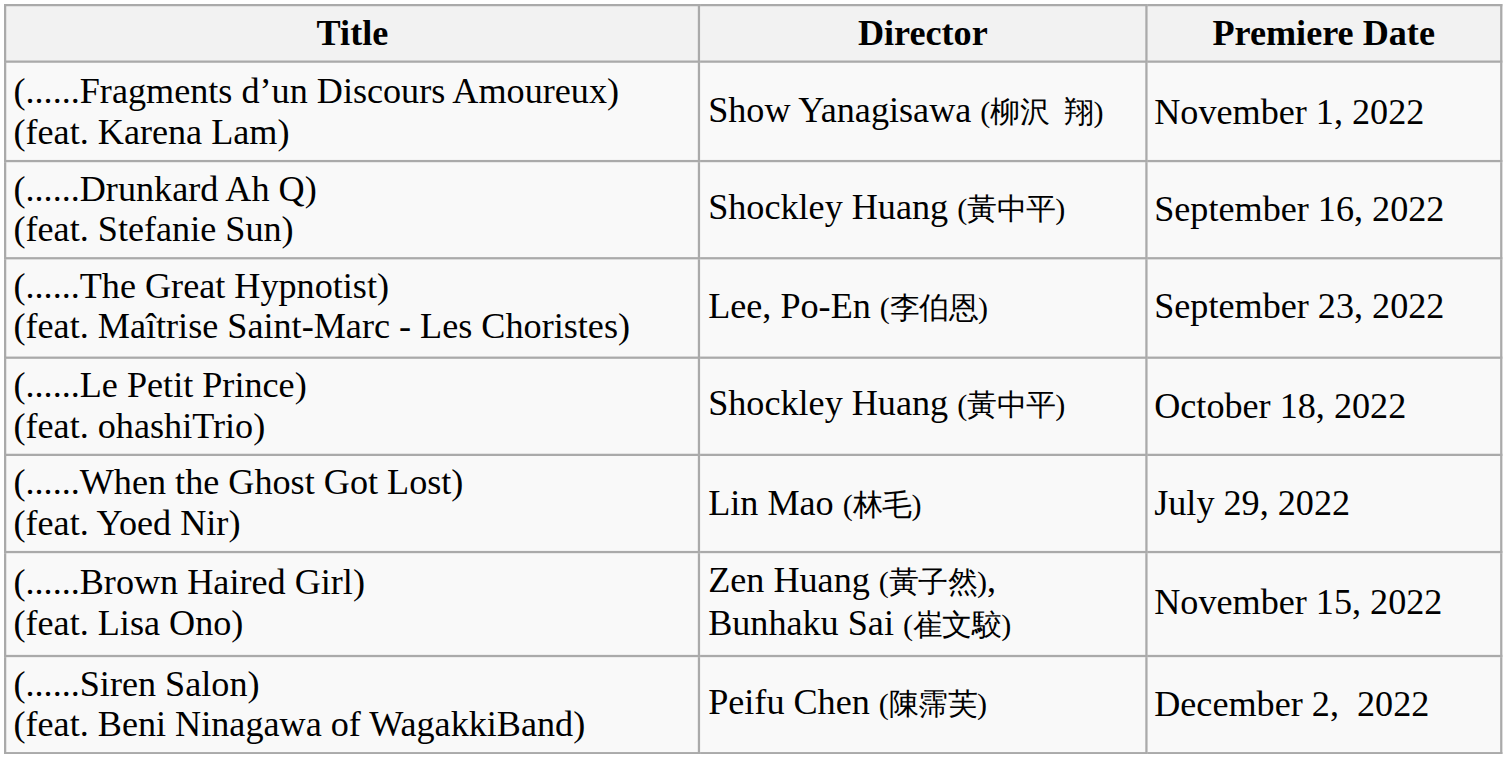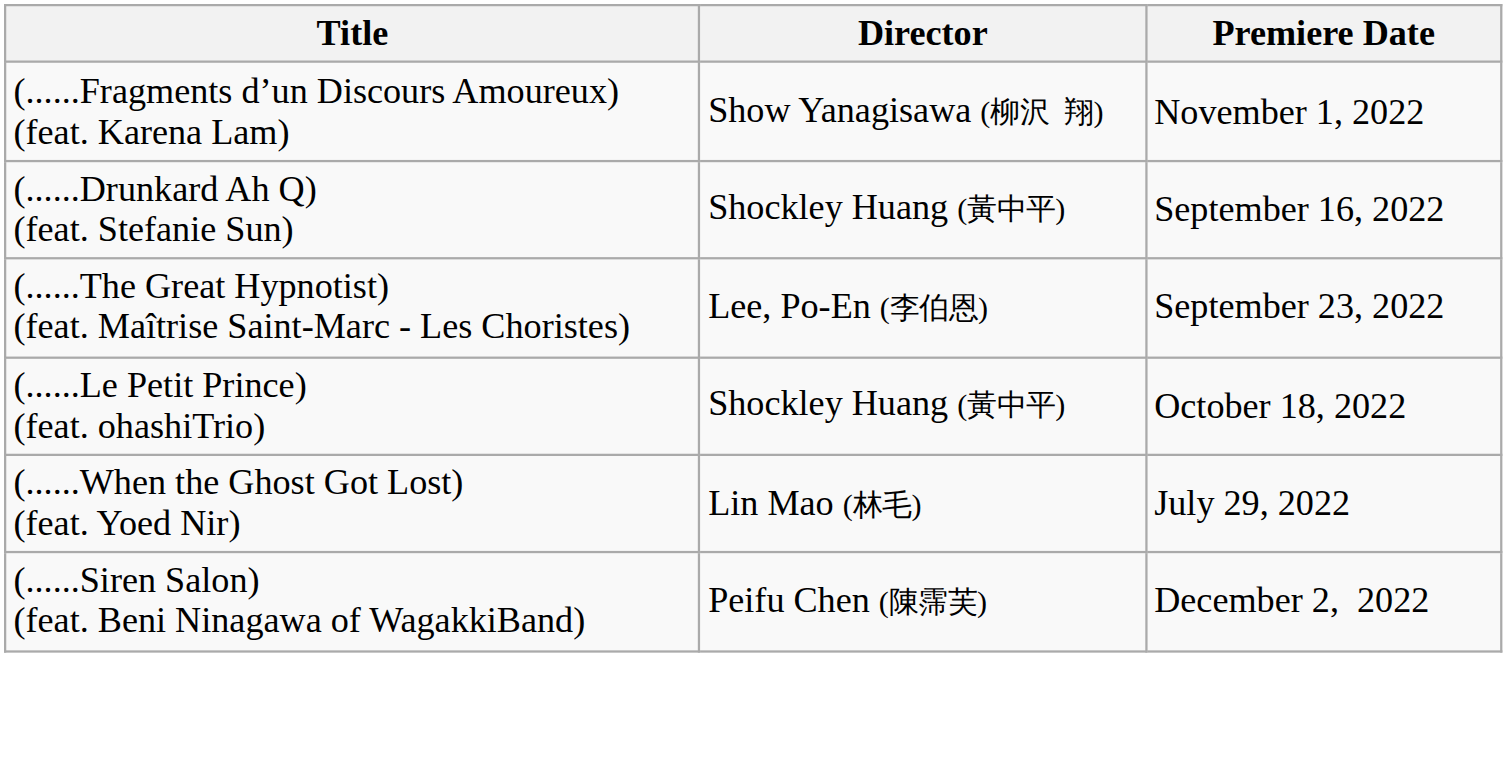- row: (189, 603)
